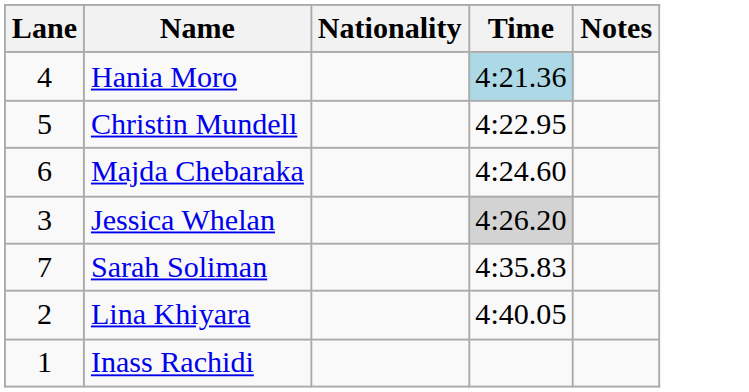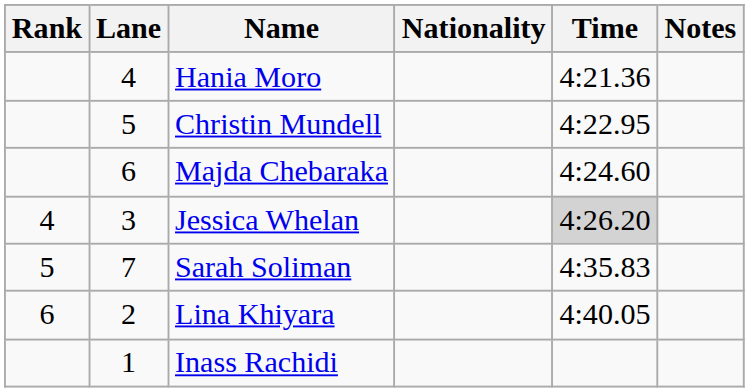+ column: (47, 28)
(521, 76) lightblue background -> (605, 76) no background
